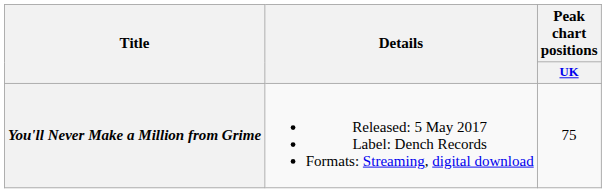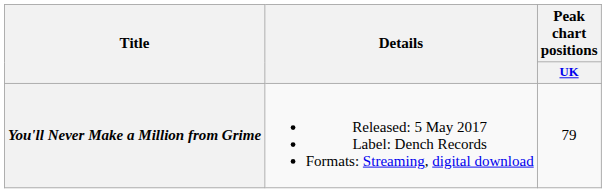(569, 135) 75 -> (569, 135) 79
